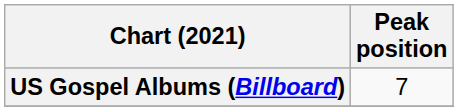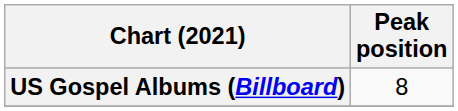(402, 86) 7 -> (402, 86) 8
